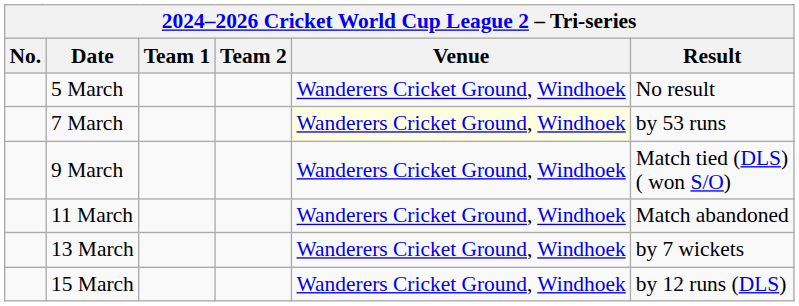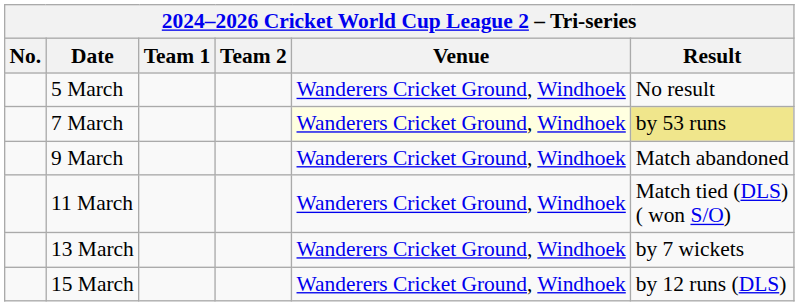(681, 123) no background -> (681, 123) khaki background
(712, 169) Match tied (DLS) ( won S/O) -> (712, 157) Match abandoned
(712, 215) Match abandoned -> (712, 203) Match tied (DLS) ( won S/O)
